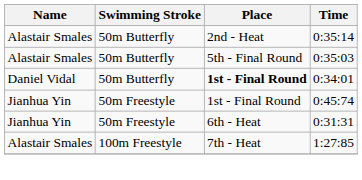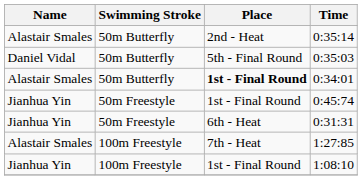(50, 57) Alastair Smales -> (42, 57) Daniel Vidal
(42, 79) Daniel Vidal -> (50, 79) Alastair Smales
+ row: (334, 164)
